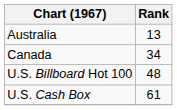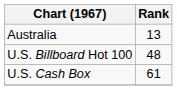- row: (29, 54)
